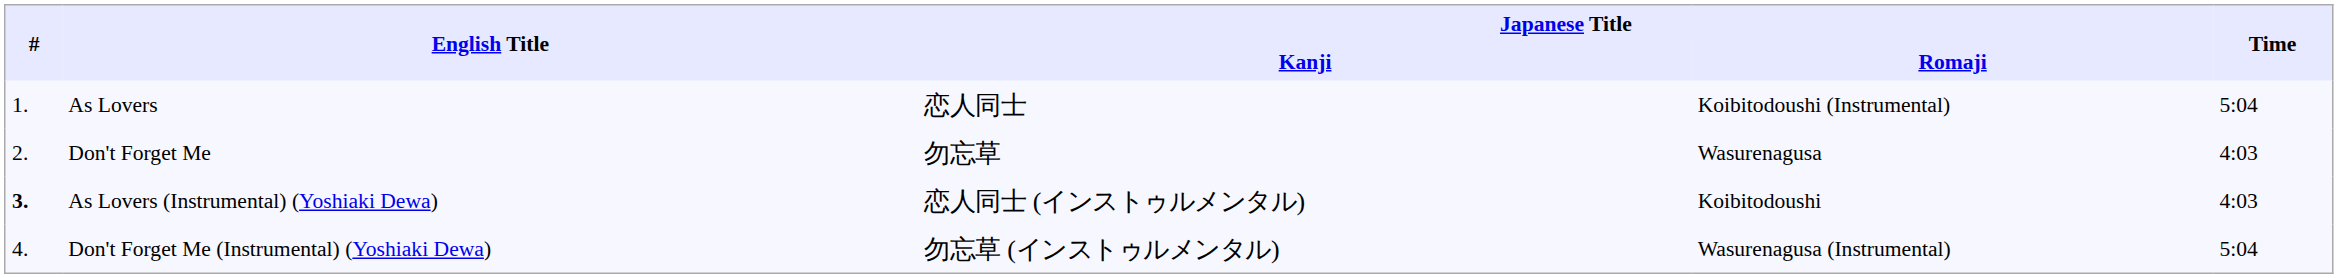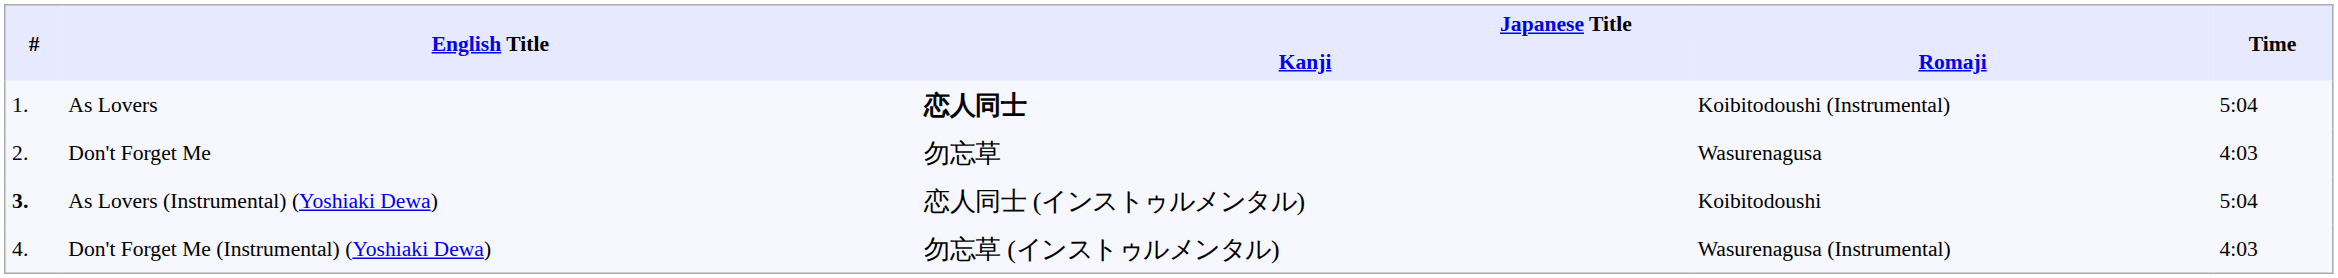(975, 105) normal -> (975, 105) bold
(2239, 200) 4:03 -> (2239, 200) 5:04
(2239, 248) 5:04 -> (2239, 248) 4:03
